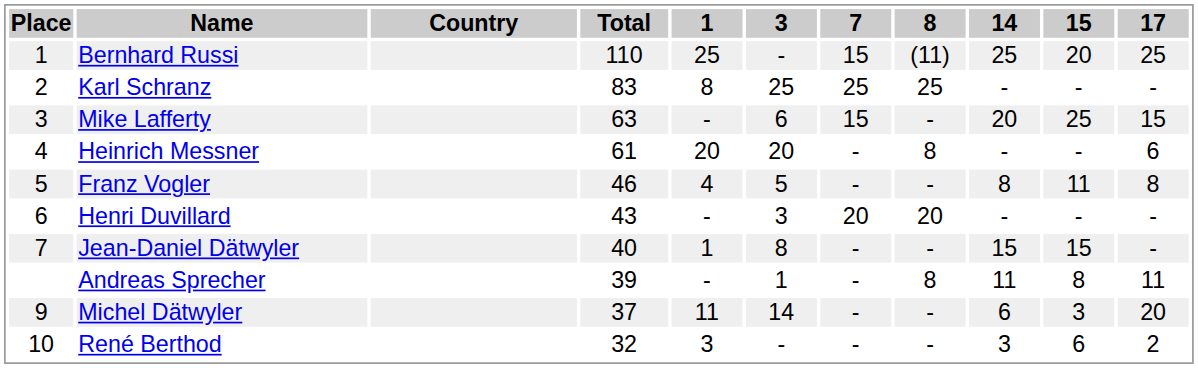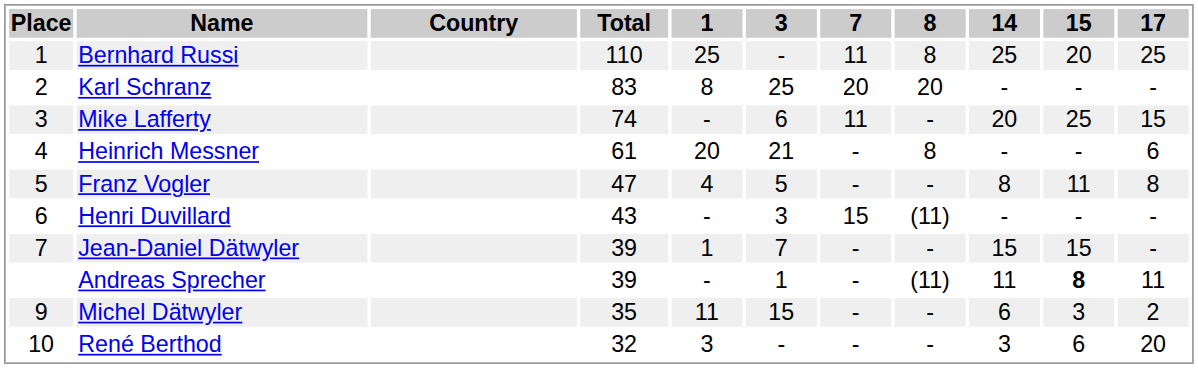(856, 56) 15 -> (856, 56) 11
(930, 56) (11) -> (930, 56) 8
(856, 88) 25 -> (856, 88) 20
(930, 88) 25 -> (930, 88) 20
(624, 120) 63 -> (624, 120) 74
(856, 120) 15 -> (856, 120) 11
(781, 152) 20 -> (781, 152) 21
(624, 184) 46 -> (624, 184) 47
(856, 216) 20 -> (856, 216) 15
(930, 216) 20 -> (930, 216) (11)
(624, 248) 40 -> (624, 248) 39
(781, 248) 8 -> (781, 248) 7
(930, 280) 8 -> (930, 280) (11)
(1079, 280) normal -> (1079, 280) bold
(624, 312) 37 -> (624, 312) 35
(781, 312) 14 -> (781, 312) 15
(1153, 312) 20 -> (1153, 312) 2
(1153, 345) 2 -> (1153, 345) 20
